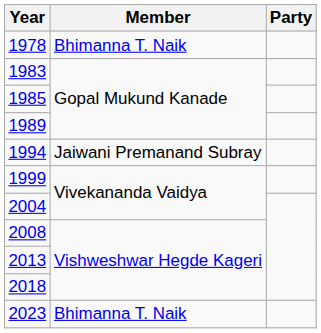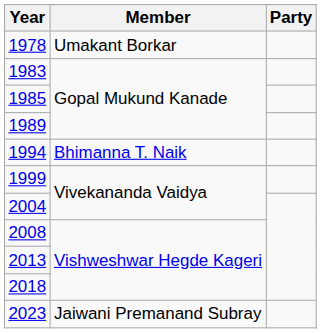(120, 44) Bhimanna T. Naik -> (115, 44) Umakant Borkar
(158, 152) Jaiwani Premanand Subray -> (120, 152) Bhimanna T. Naik
(120, 313) Bhimanna T. Naik -> (158, 313) Jaiwani Premanand Subray
